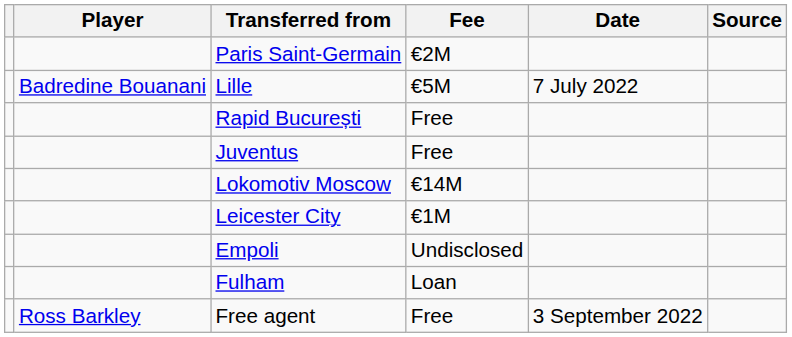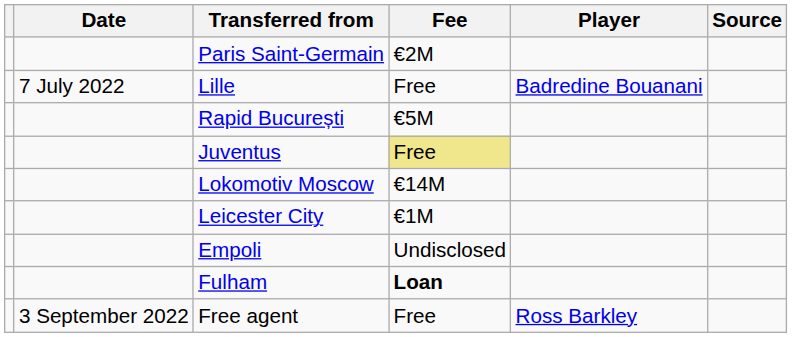columns swapped: (112, 20) <-> (618, 20)
(431, 86) €5M -> (415, 86) Free
(432, 119) Free -> (414, 119) €5M
(432, 151) no background -> (415, 151) khaki background
(434, 282) normal -> (418, 282) bold
